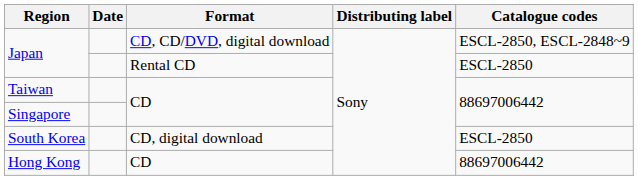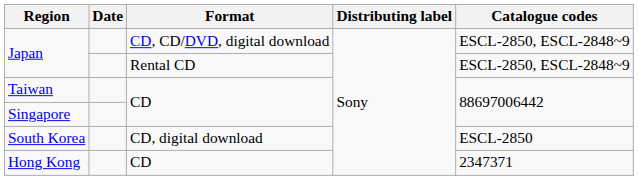(496, 65) ESCL-2850 -> (544, 65) ESCL-2850, ESCL-2848~9
(501, 162) 88697006442 -> (486, 162) 2347371
